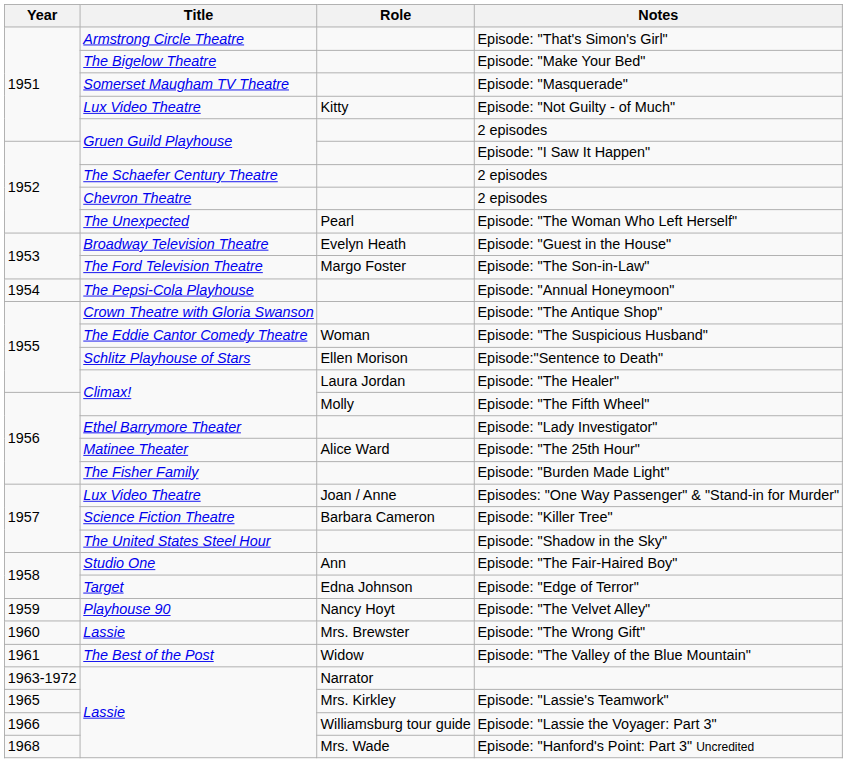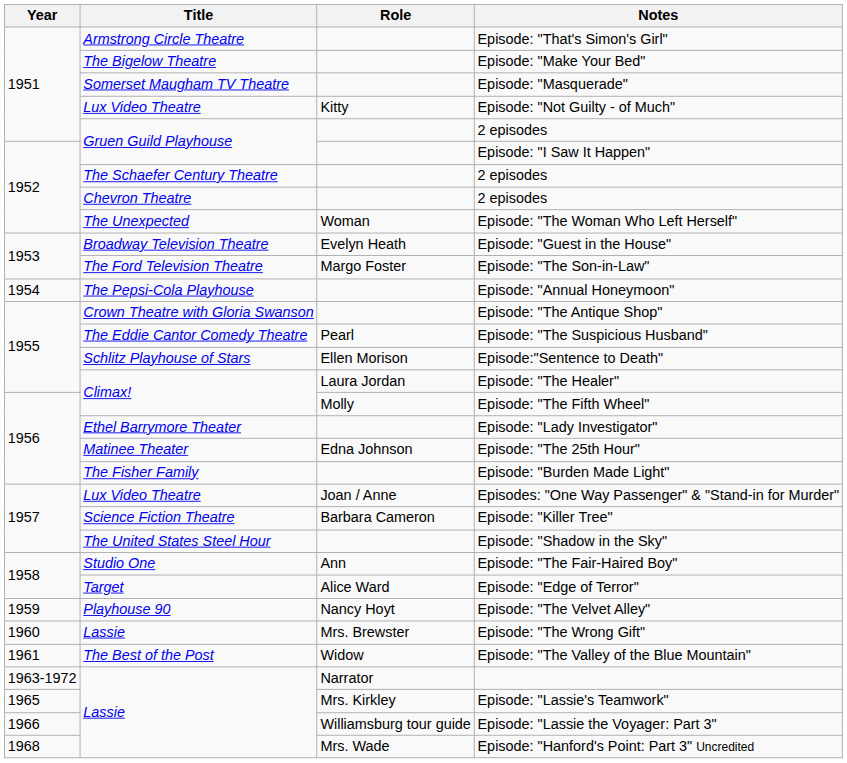(337, 221) Pearl -> (345, 221) Woman
(345, 335) Woman -> (337, 335) Pearl
(355, 449) Alice Ward -> (366, 449) Edna Johnson
(366, 586) Edna Johnson -> (355, 586) Alice Ward
